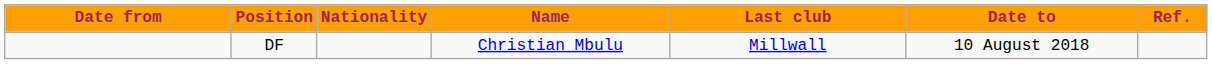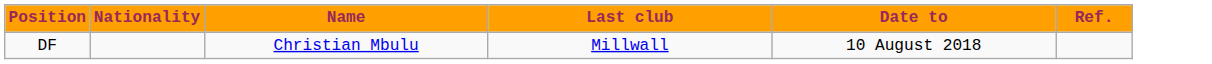- column: (118, 18)
